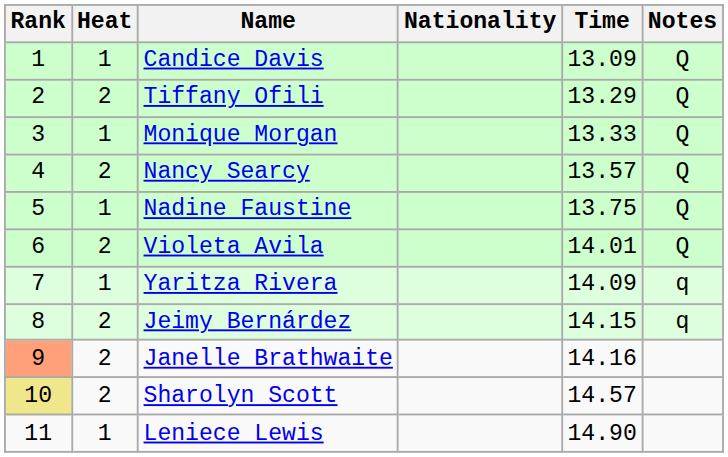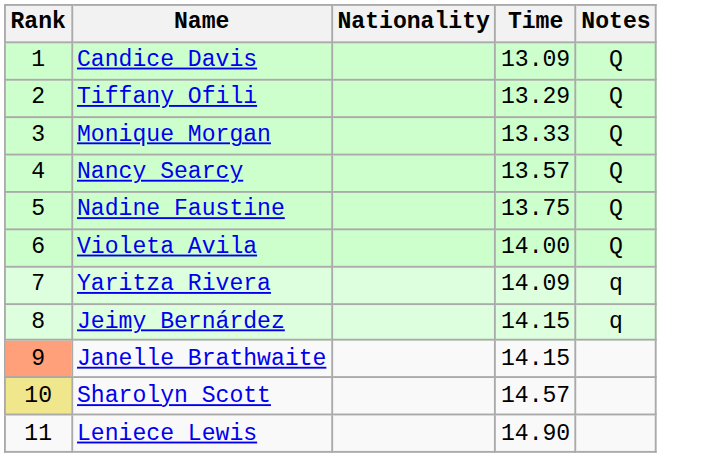- column: (105, 24)
(602, 248) 14.01 -> (536, 248) 14.00
(602, 359) 14.16 -> (536, 359) 14.15
